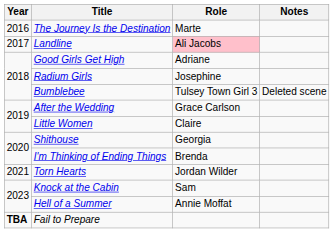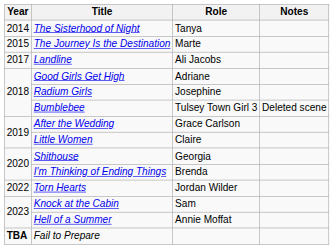+ row: (87, 28)
(18, 28) 2016 -> (18, 44) 2015
(198, 44) pink background -> (198, 60) no background
(18, 172) 2021 -> (18, 188) 2022
